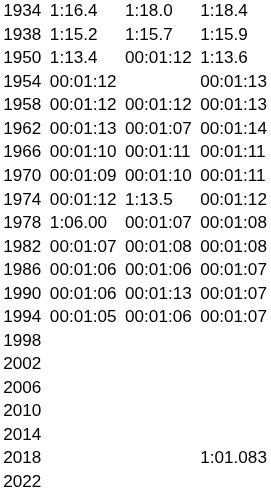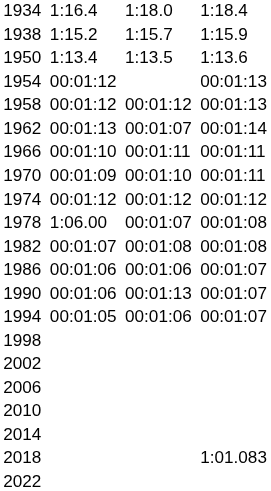(158, 57) 00:01:12 -> (149, 57) 1:13.5
(149, 199) 1:13.5 -> (158, 199) 00:01:12
